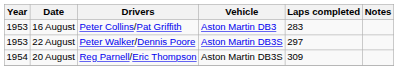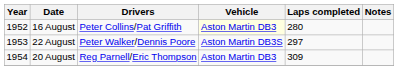(17, 27) 1953 -> (17, 27) 1952
(239, 27) no background -> (239, 27) lightyellow background
(295, 27) 283 -> (295, 27) 280
(242, 57) Aston Martin DB3S -> (239, 57) Aston Martin DB3
